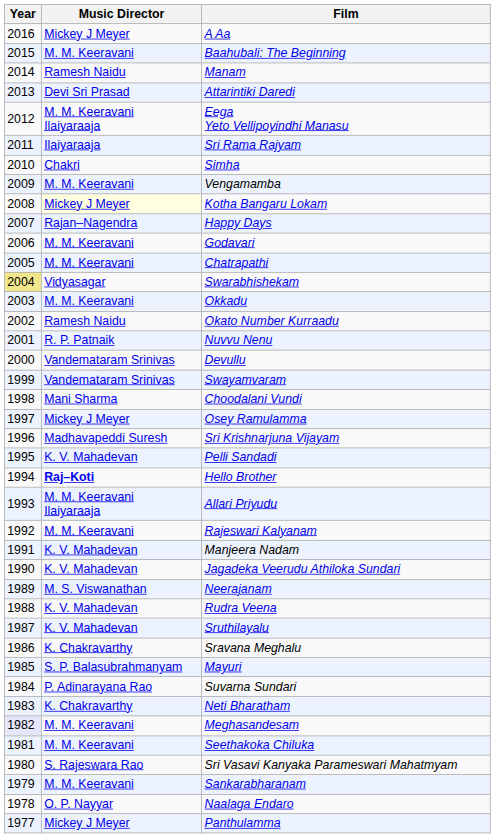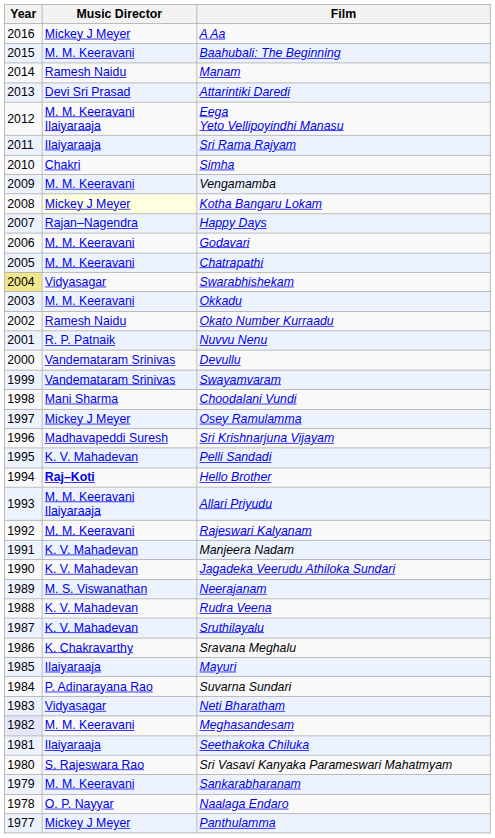(113, 667) S. P. Balasubrahmanyam -> (73, 667) Ilaiyaraaja
(88, 706) K. Chakravarthy -> (75, 706) Vidyasagar
(89, 745) M. M. Keeravani -> (73, 745) Ilaiyaraaja
